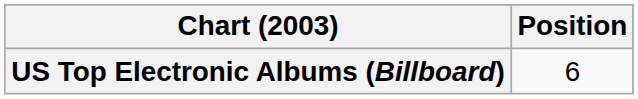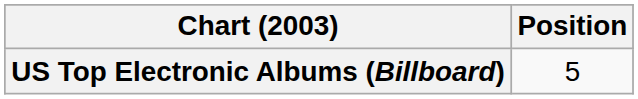(572, 70) 6 -> (572, 70) 5
